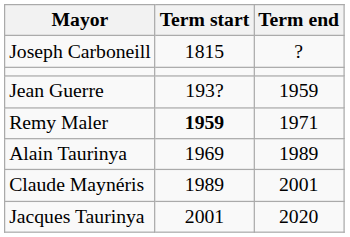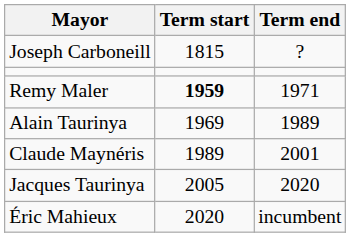- row: (56, 91)
(205, 216) 2001 -> (205, 185) 2005
+ row: (63, 216)
